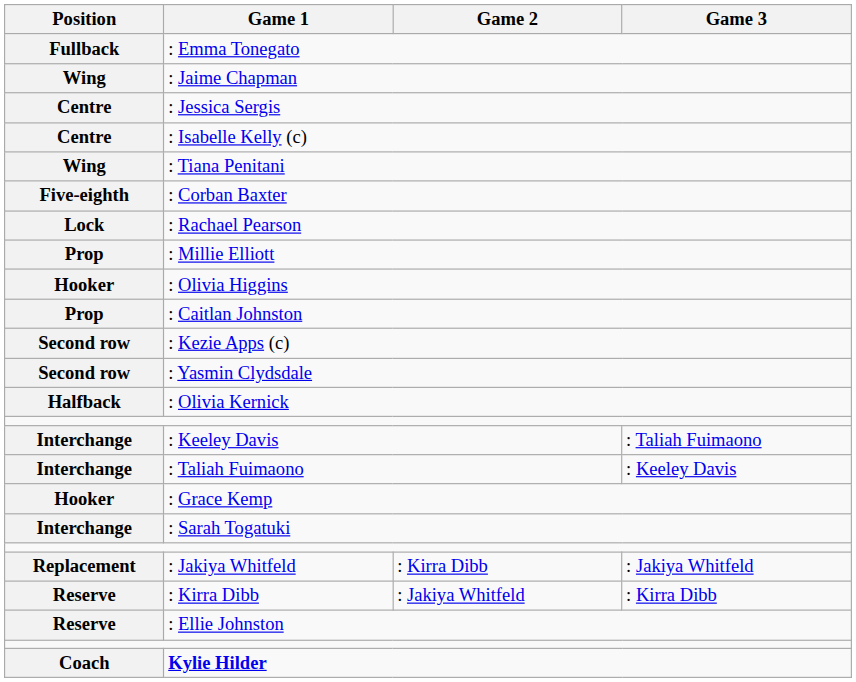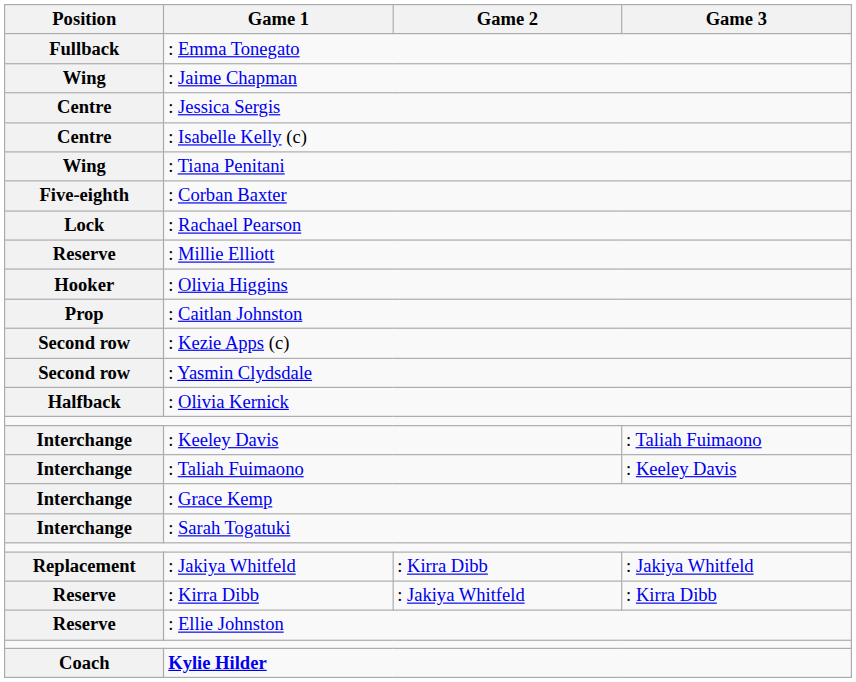(84, 254) Prop -> (84, 254) Reserve
(84, 498) Hooker -> (84, 498) Interchange
